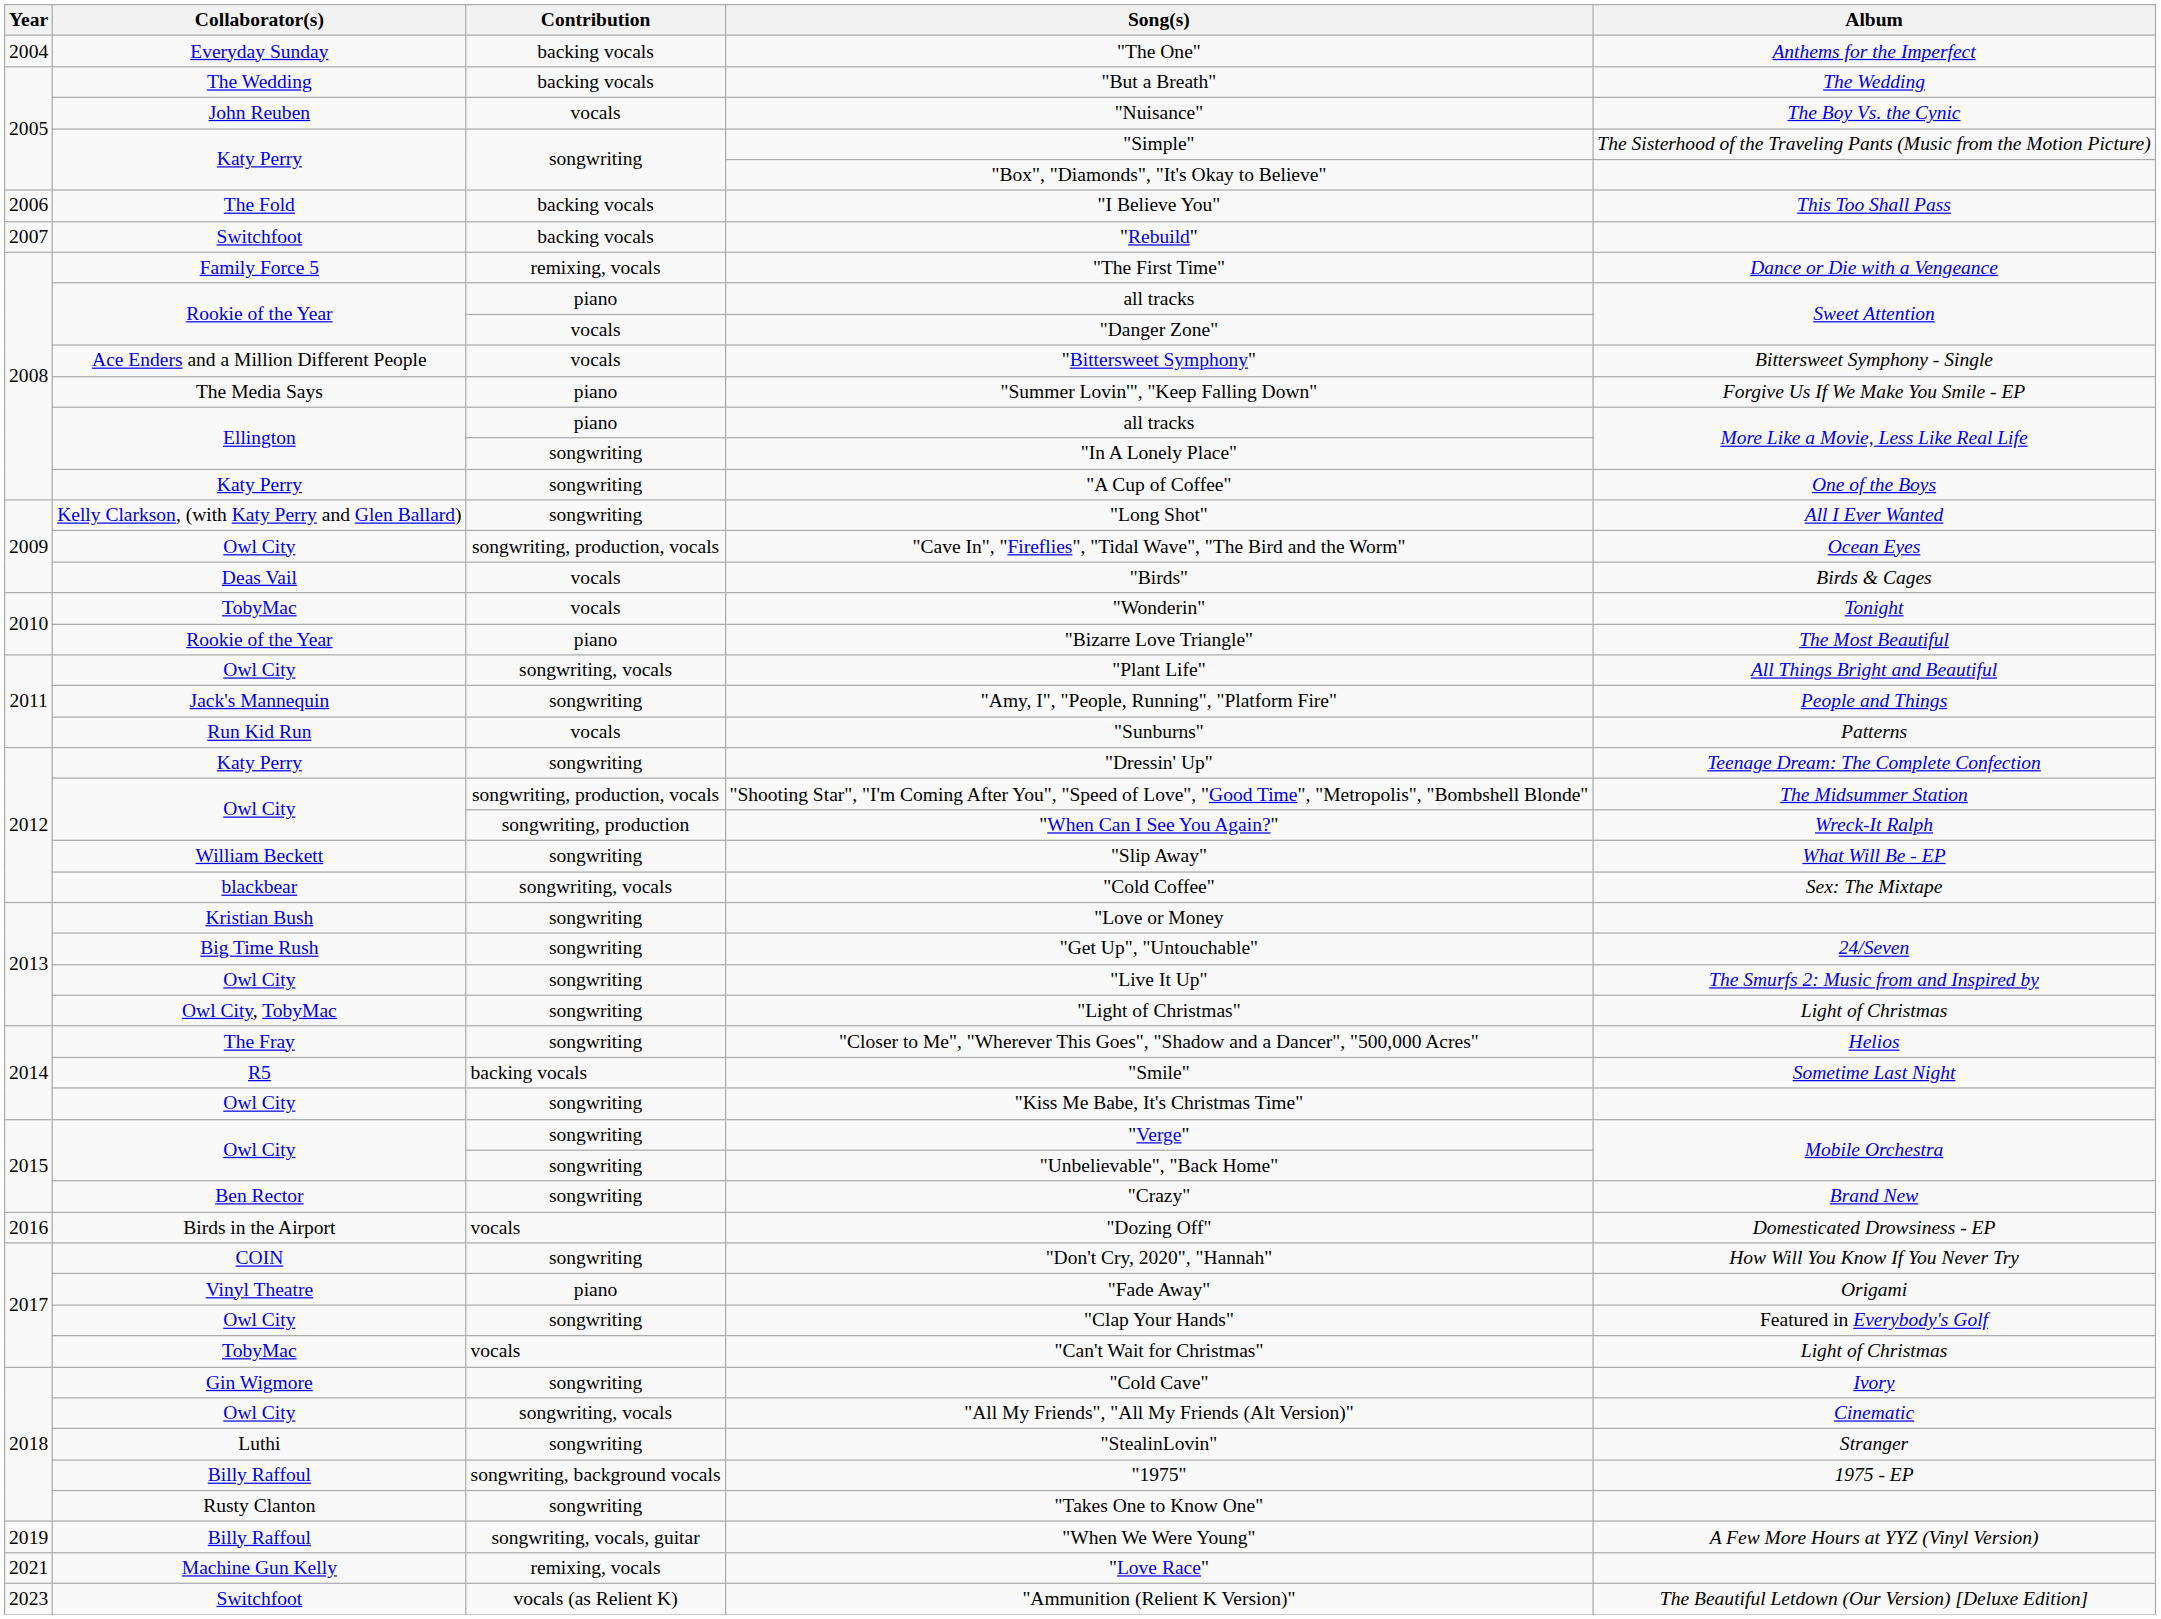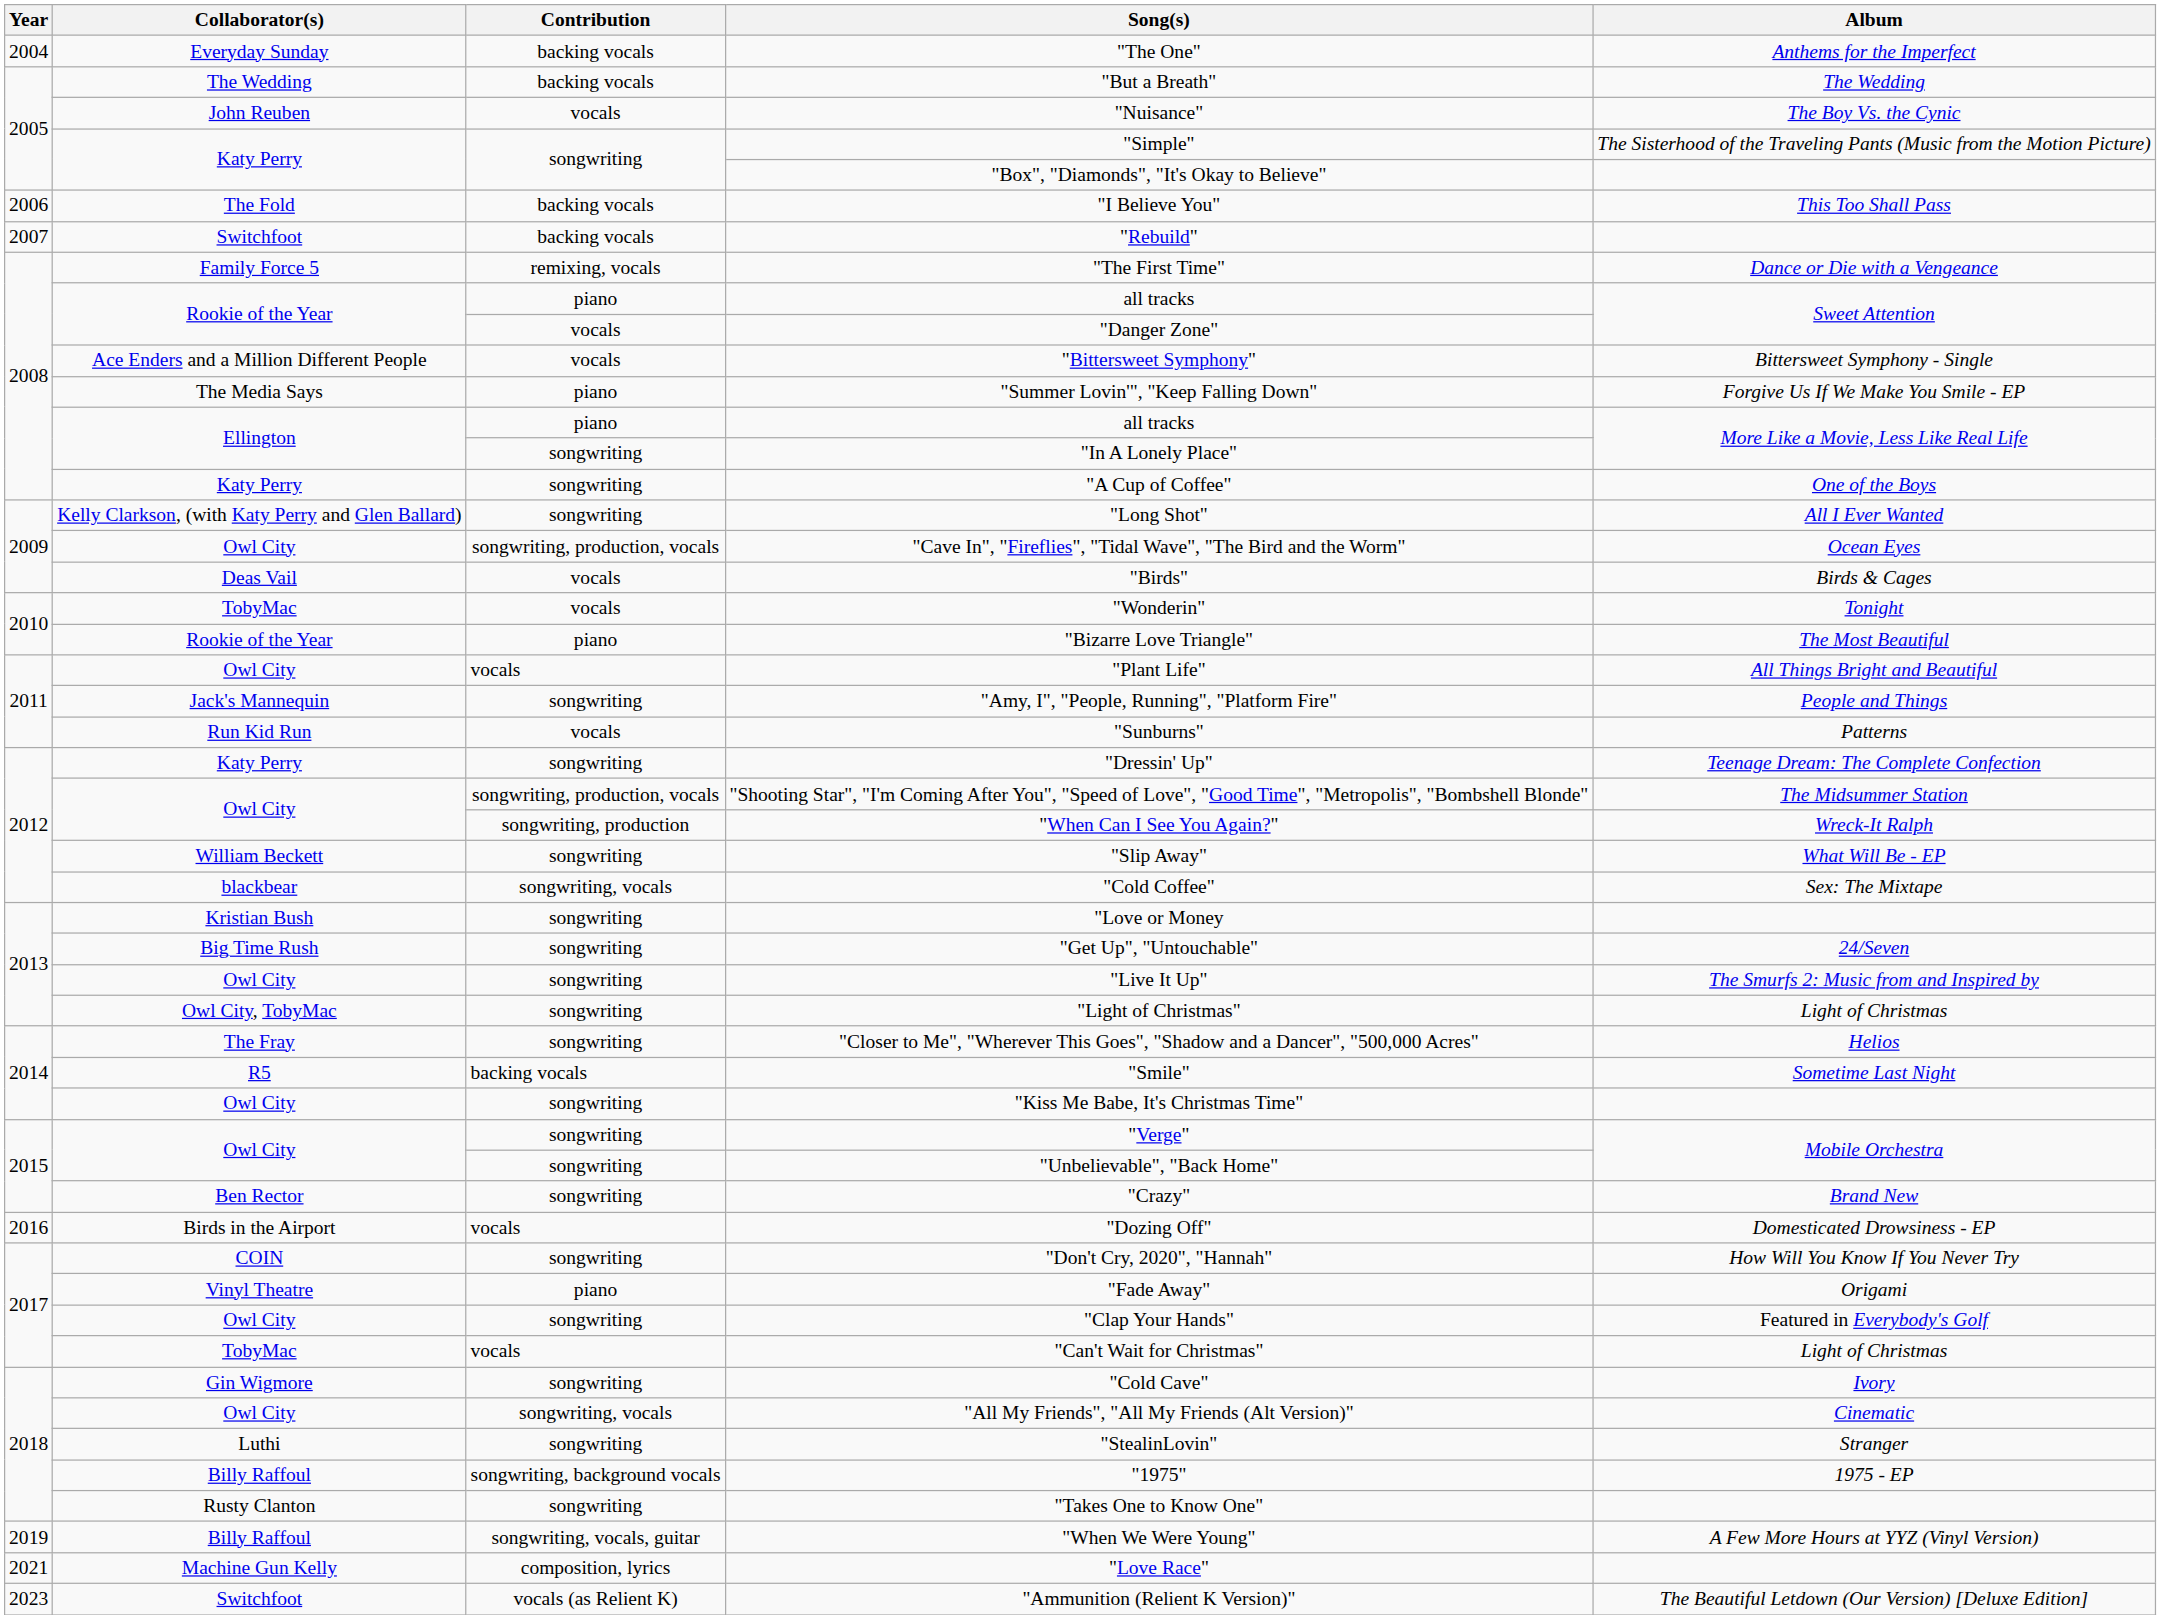(596, 670) songwriting, vocals -> (496, 670) vocals
(596, 1567) remixing, vocals -> (596, 1567) composition, lyrics
